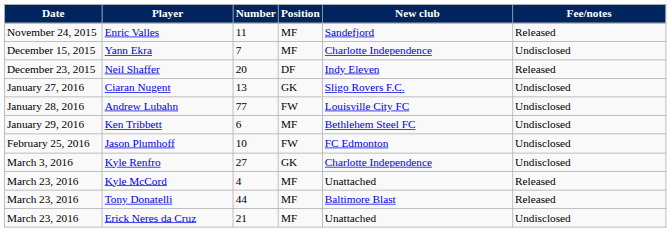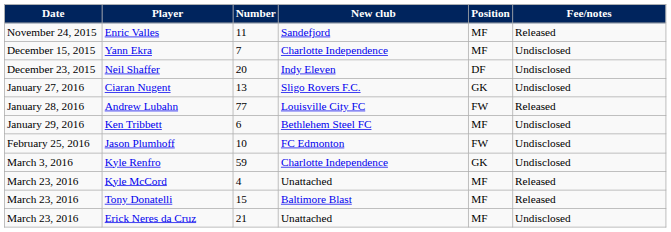columns swapped: (300, 13) <-> (417, 13)
(535, 69) Released -> (543, 69) Undisclosed
(543, 106) Undisclosed -> (535, 106) Released
(241, 162) 27 -> (241, 162) 59
(241, 199) 44 -> (241, 199) 15
